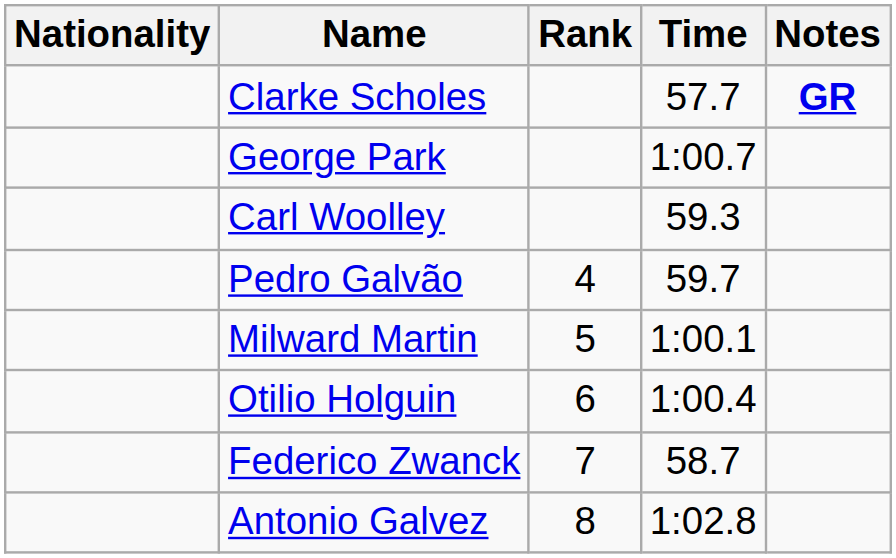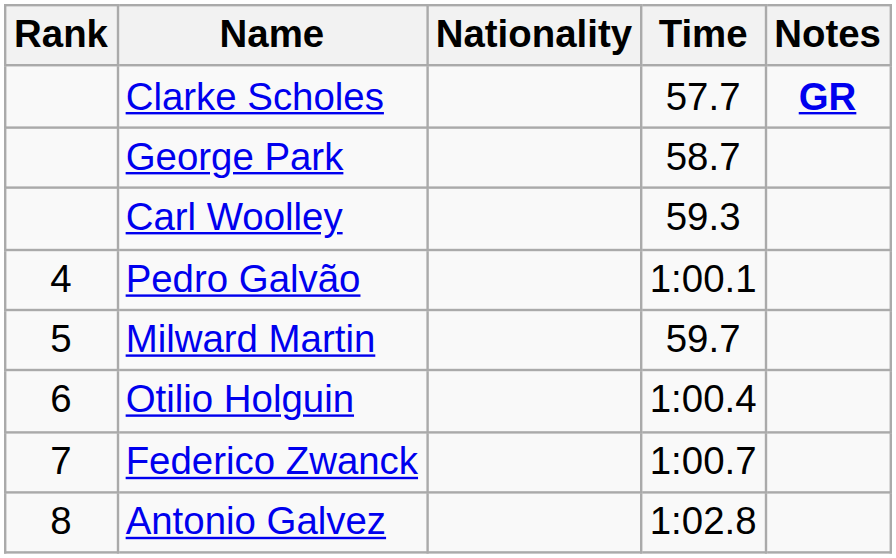columns swapped: (585, 34) <-> (112, 34)
(703, 156) 1:00.7 -> (703, 156) 58.7
(703, 278) 59.7 -> (703, 278) 1:00.1
(703, 339) 1:00.1 -> (703, 339) 59.7
(703, 461) 58.7 -> (703, 461) 1:00.7
